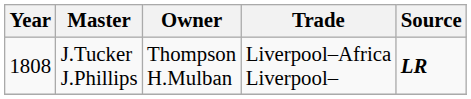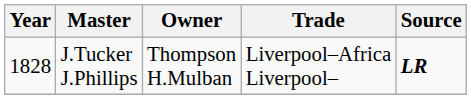(30, 65) 1808 -> (30, 65) 1828
